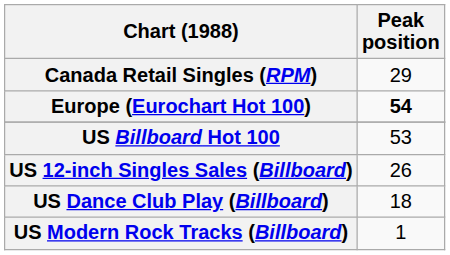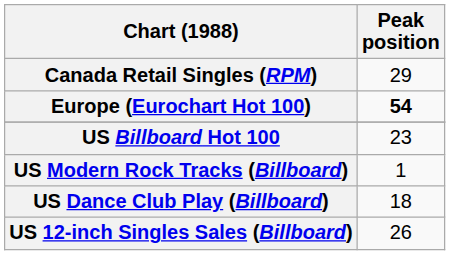(401, 138) 53 -> (401, 138) 23
rows swapped: (181, 169) <-> (181, 233)
